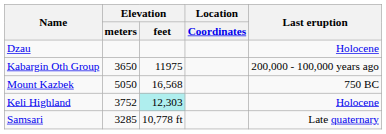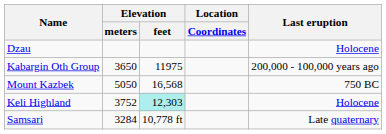(126, 119) 3285 -> (126, 119) 3284
